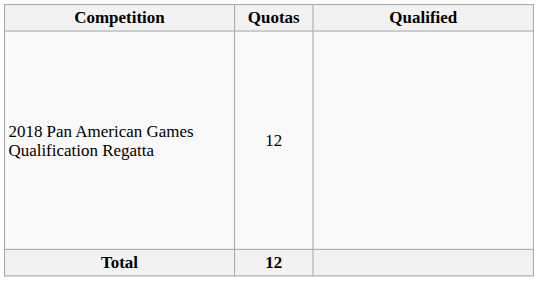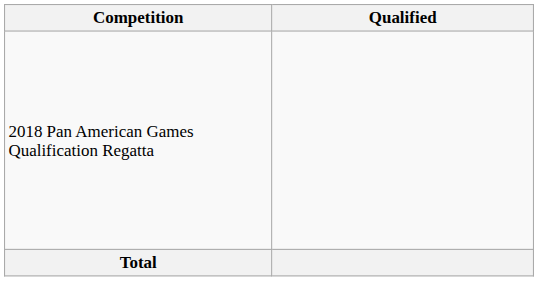- column: (274, 17)
